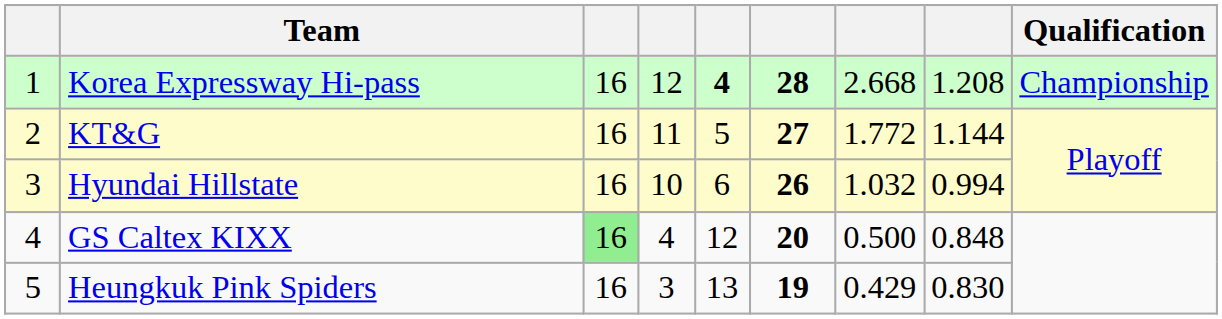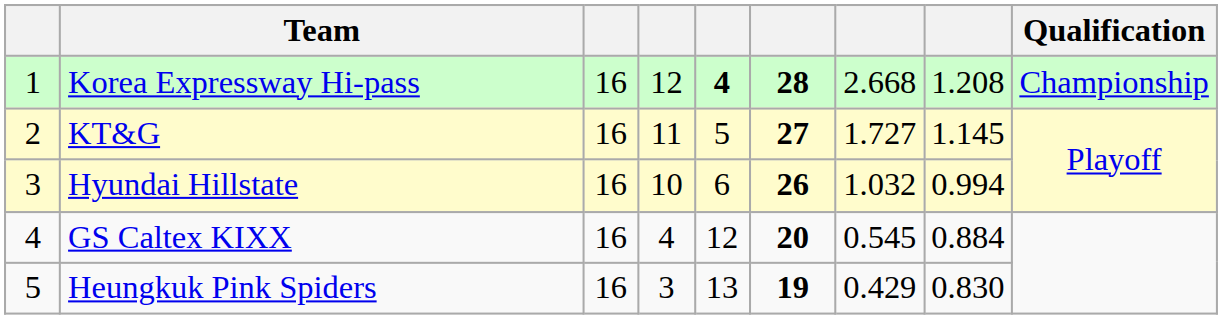(880, 133) 1.772 -> (880, 133) 1.727
(968, 133) 1.144 -> (968, 133) 1.145
(611, 236) lightgreen background -> (611, 236) no background
(880, 236) 0.500 -> (880, 236) 0.545
(968, 236) 0.848 -> (968, 236) 0.884
